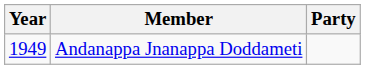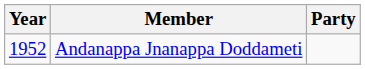(28, 49) 1949 -> (28, 49) 1952
